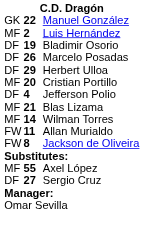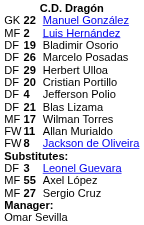(12, 82) MF -> (12, 82) DF
(12, 106) MF -> (12, 106) DF
(30, 119) 14 -> (30, 119) 17
+ row: (82, 168)
(12, 180) DF -> (12, 193) MF
